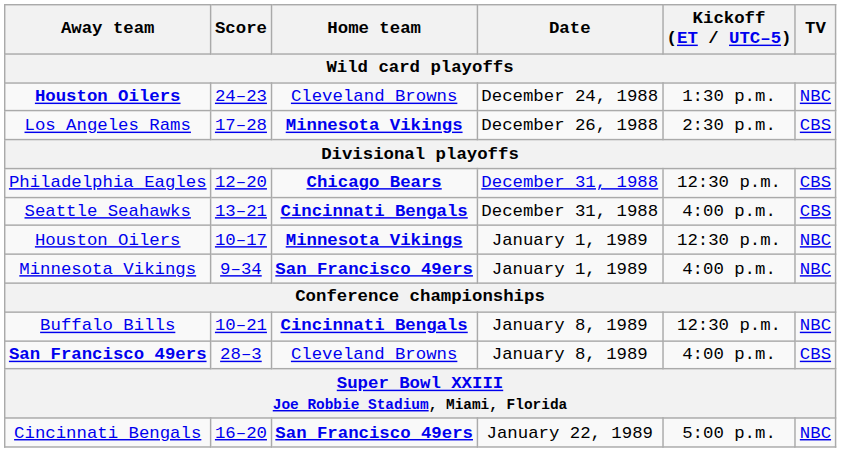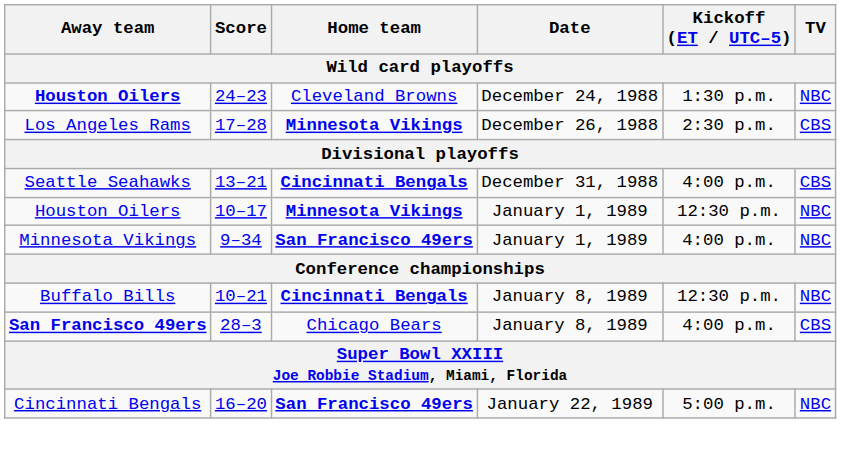- row: (241, 183)
(374, 355) Cleveland Browns -> (374, 326) Chicago Bears
